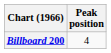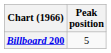(87, 40) 4 -> (87, 40) 5
